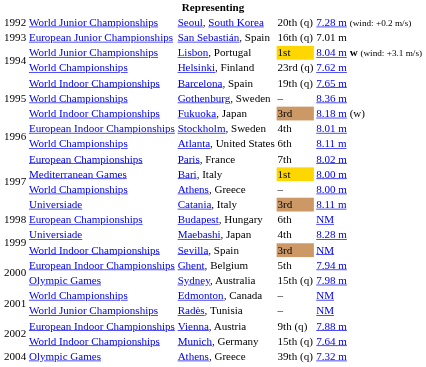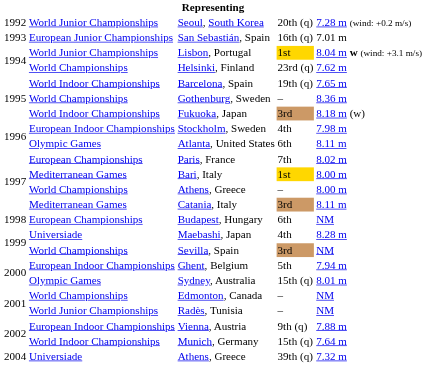(332, 128) 8.01 m -> (332, 128) 7.98 m
(78, 144) World Championships -> (65, 144) Olympic Games
(56, 204) Universiade -> (78, 204) Mediterranean Games
(94, 250) World Indoor Championships -> (78, 250) World Championships
(332, 280) 7.98 m -> (332, 280) 8.01 m
(65, 356) Olympic Games -> (56, 356) Universiade
